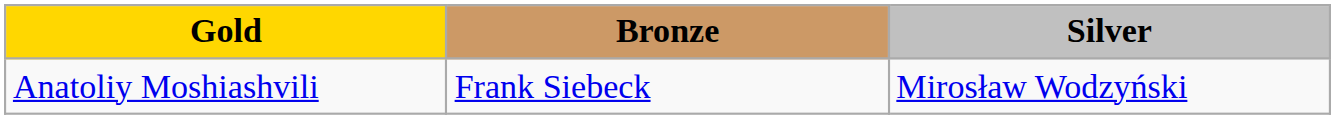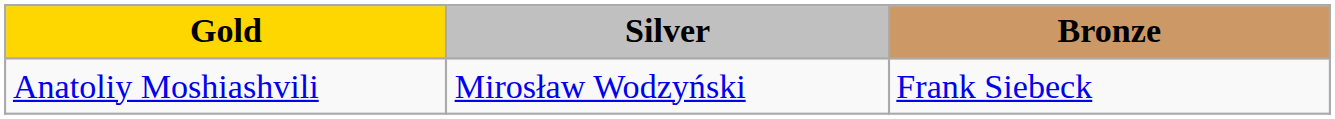columns swapped: (1109, 31) <-> (668, 31)
